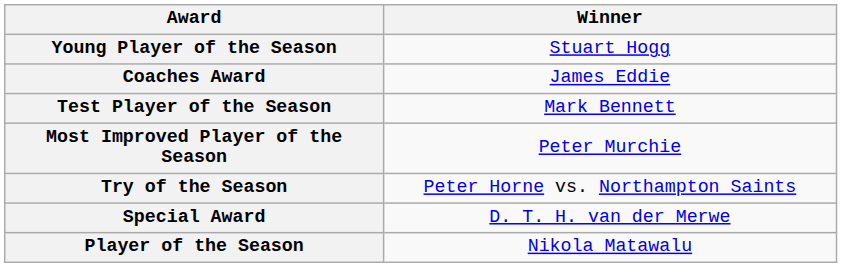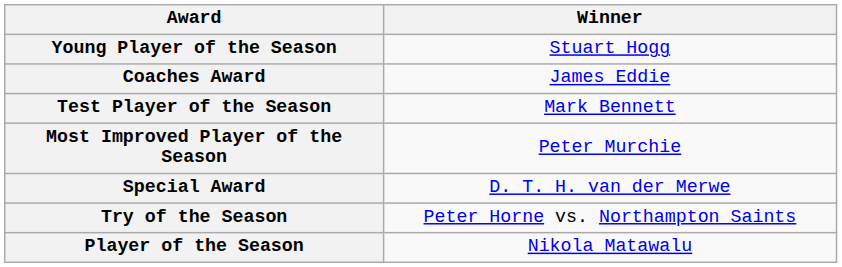rows swapped: (194, 188) <-> (194, 218)
